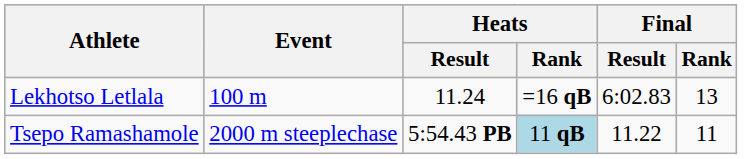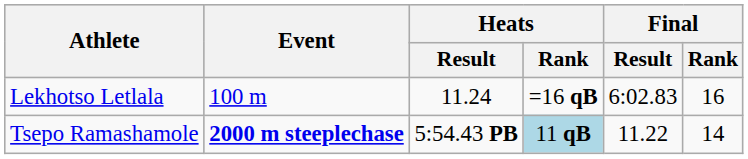(707, 96) 13 -> (713, 96) 16
(303, 134) normal -> (307, 134) bold
(707, 134) 11 -> (713, 134) 14
